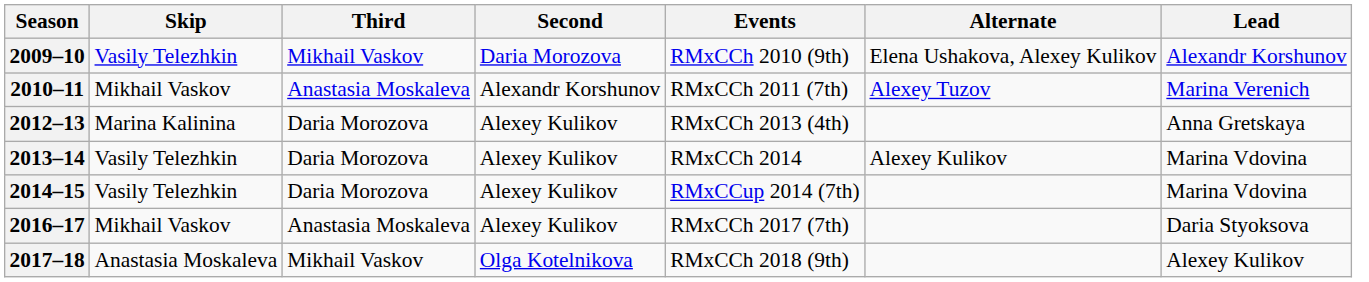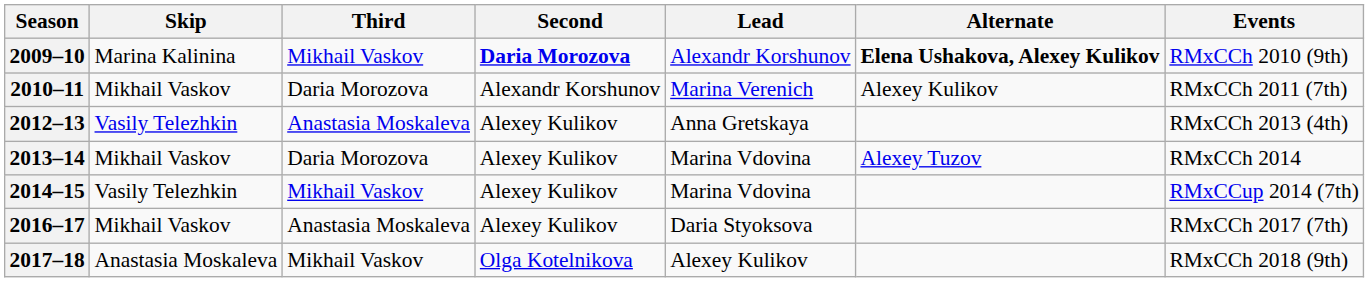columns swapped: (1257, 21) <-> (765, 21)
(166, 55) Vasily Telezhkin -> (165, 55) Marina Kalinina
(550, 55) normal -> (555, 55) bold
(1013, 55) normal -> (1010, 55) bold
(379, 89) Anastasia Moskaleva -> (358, 89) Daria Morozova
(930, 89) Alexey Tuzov -> (929, 89) Alexey Kulikov
(165, 123) Marina Kalinina -> (166, 123) Vasily Telezhkin
(358, 123) Daria Morozova -> (379, 123) Anastasia Moskaleva
(166, 157) Vasily Telezhkin -> (163, 157) Mikhail Vaskov
(938, 157) Alexey Kulikov -> (921, 157) Alexey Tuzov
(358, 191) Daria Morozova -> (355, 191) Mikhail Vaskov
